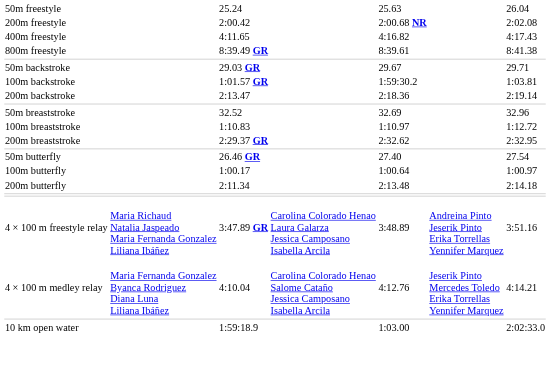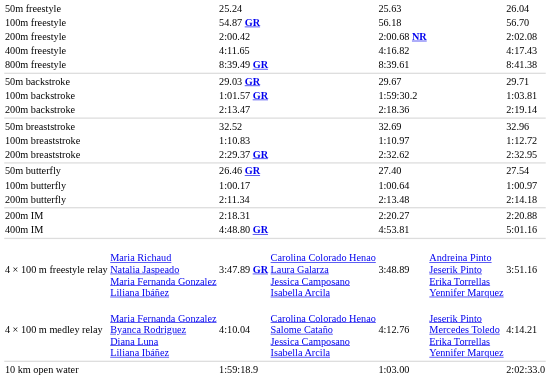+ row: (35, 22)
+ row: (24, 216)
+ row: (24, 230)
